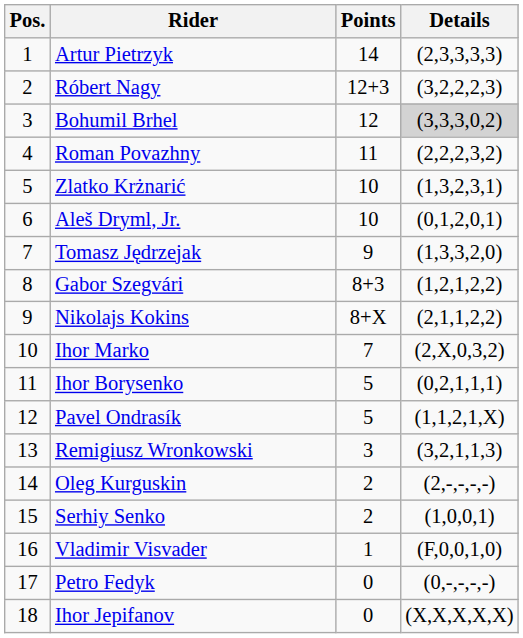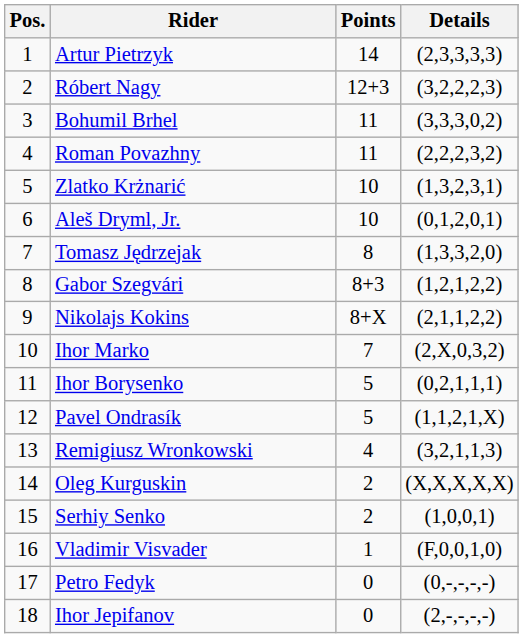(368, 119) 12 -> (368, 119) 11
(459, 119) lightgrey background -> (459, 119) no background
(368, 252) 9 -> (368, 252) 8
(368, 450) 3 -> (368, 450) 4
(459, 483) (2,-,-,-,-) -> (459, 483) (X,X,X,X,X)
(459, 615) (X,X,X,X,X) -> (459, 615) (2,-,-,-,-)
